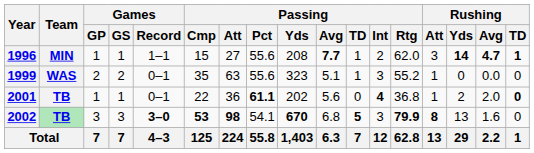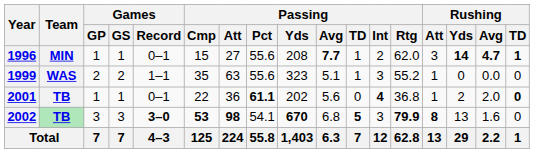(159, 55) 1–1 -> (159, 55) 0–1
(159, 76) 0–1 -> (159, 76) 1–1
